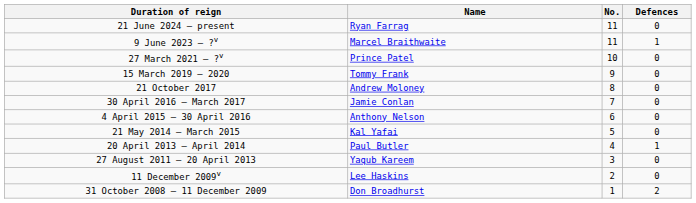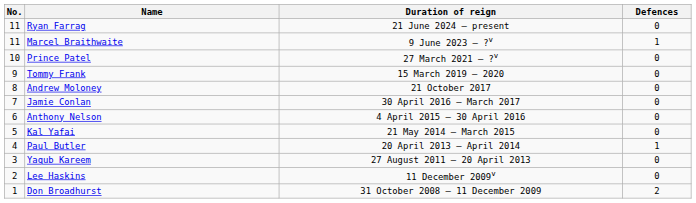columns swapped: (612, 12) <-> (176, 12)
